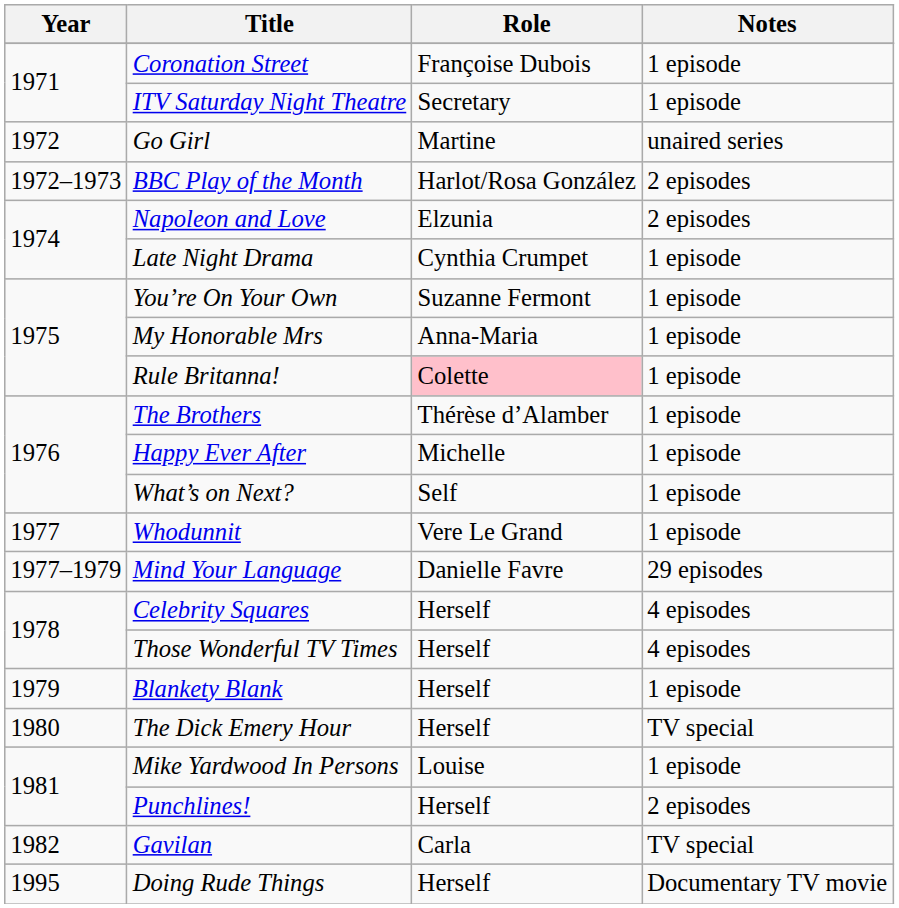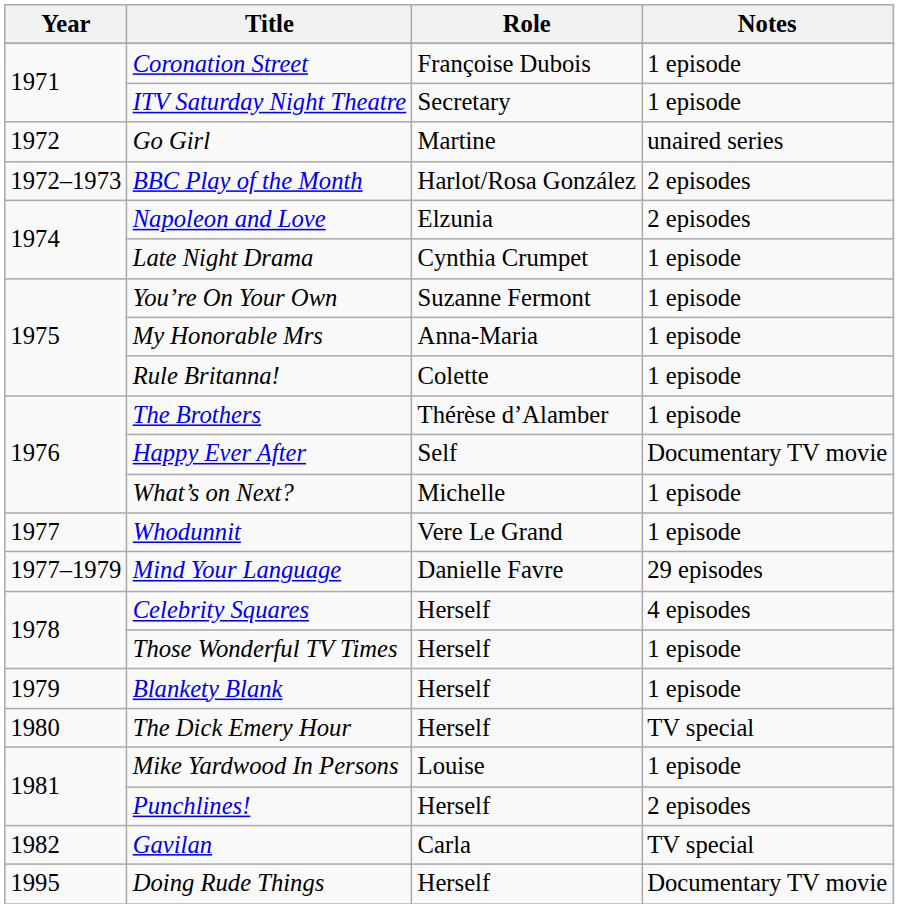(453, 375) pink background -> (453, 375) no background
(461, 453) Michelle -> (437, 453) Self
(694, 453) 1 episode -> (767, 453) Documentary TV movie
(437, 492) Self -> (461, 492) Michelle
(699, 649) 4 episodes -> (694, 649) 1 episode
